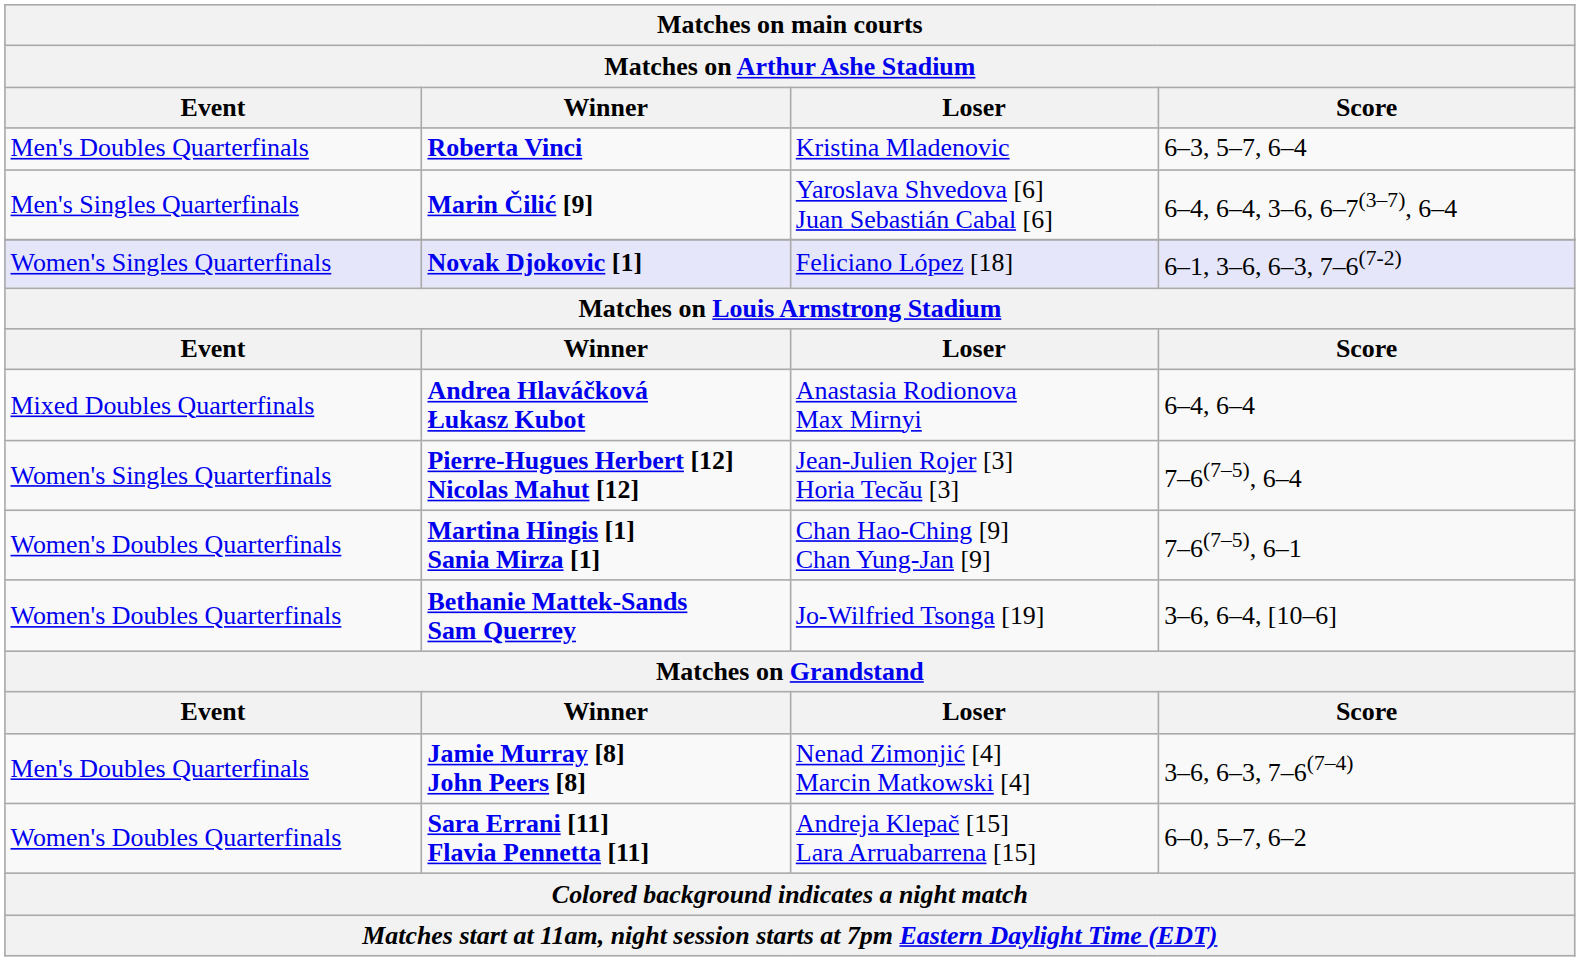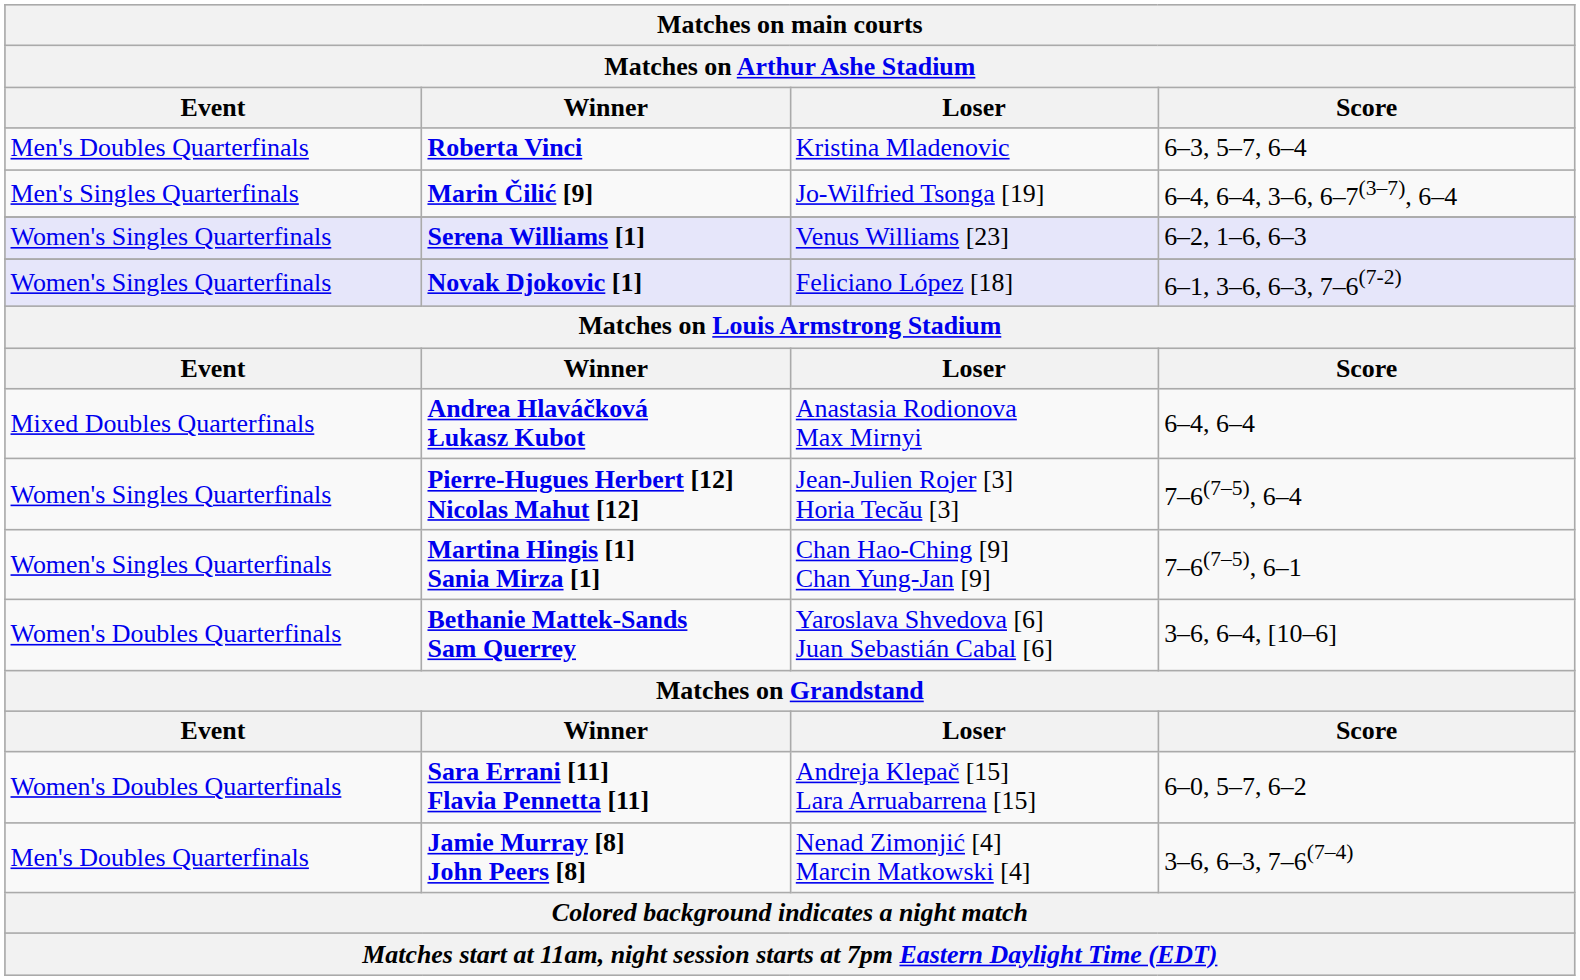(924, 204) Yaroslava Shvedova [6] Juan Sebastián Cabal [6] -> (920, 192) Jo-Wilfried Tsonga [19]
+ row: (536, 237)
(176, 545) Women's Doubles Quarterfinals -> (171, 564) Women's Singles Quarterfinals
(920, 615) Jo-Wilfried Tsonga [19] -> (924, 634) Yaroslava Shvedova [6] Juan Sebastián Cabal [6]
rows swapped: (538, 838) <-> (526, 767)
